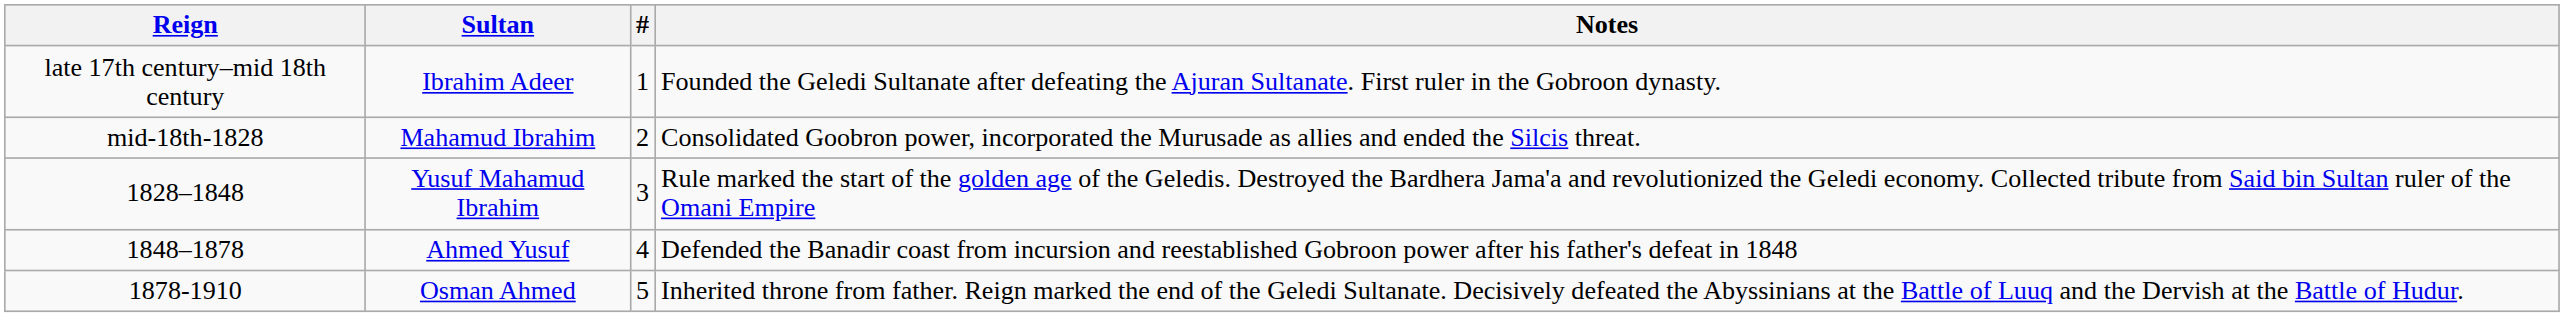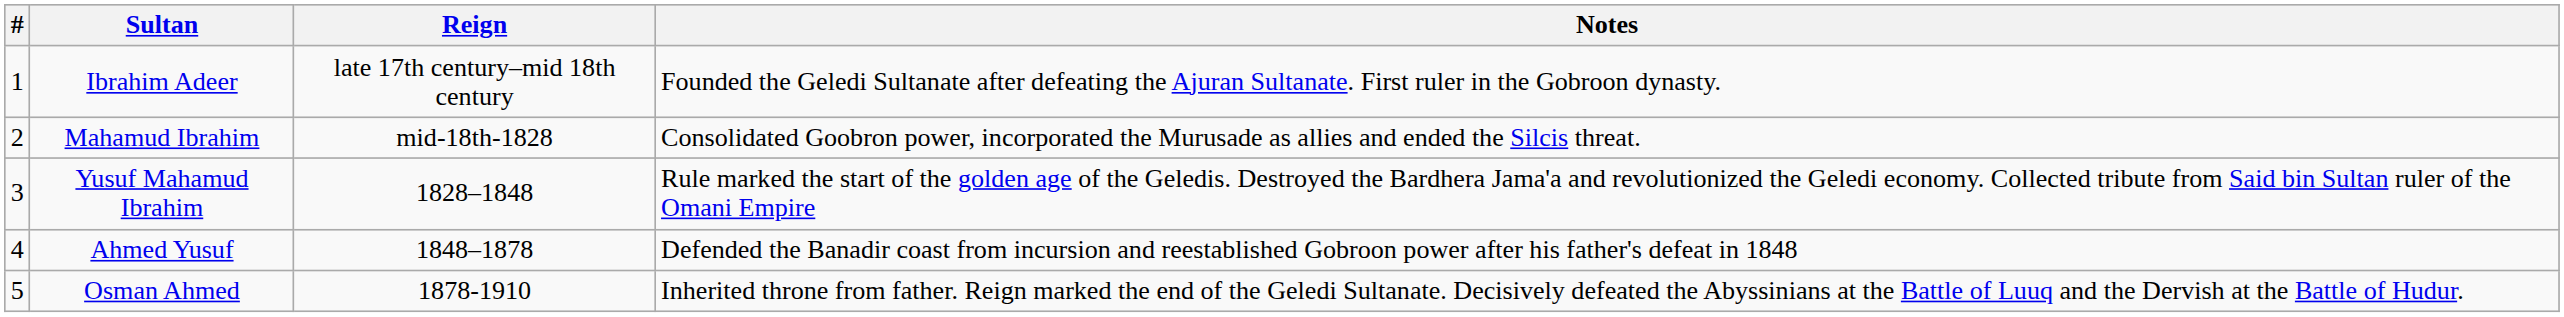columns swapped: (643, 25) <-> (185, 25)
